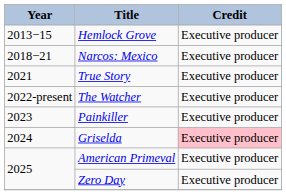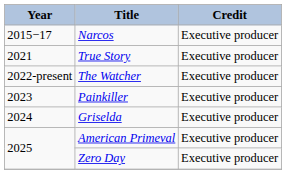- row: (117, 35)
+ row: (96, 35)
- row: (118, 56)
(230, 138) pink background -> (230, 117) no background
